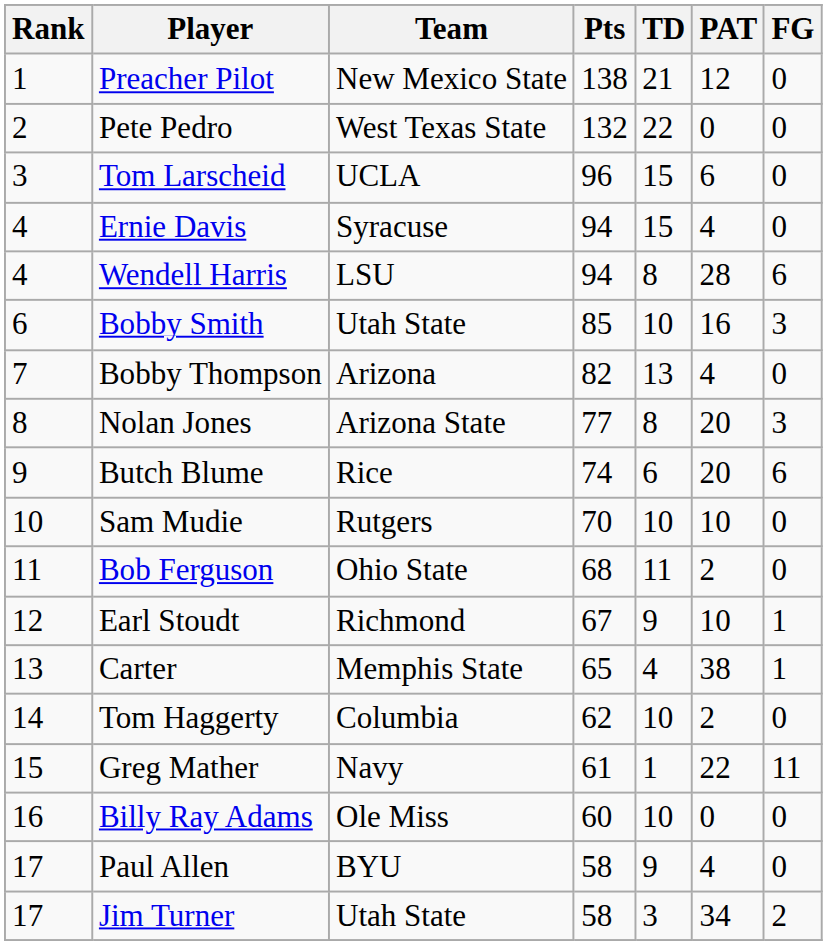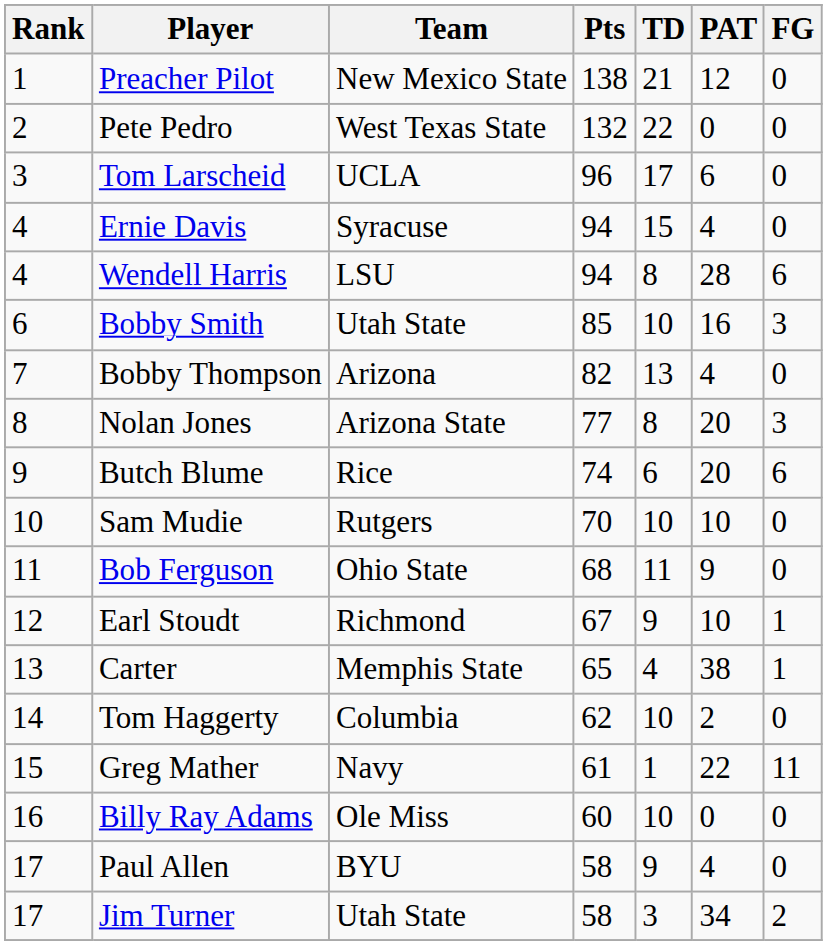(658, 176) 15 -> (658, 176) 17
(707, 570) 2 -> (707, 570) 9
